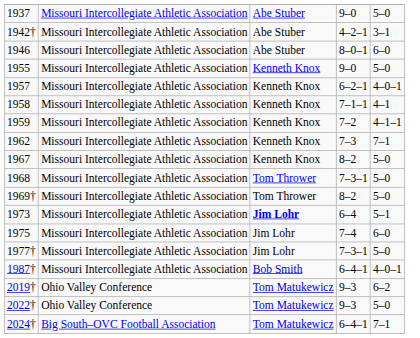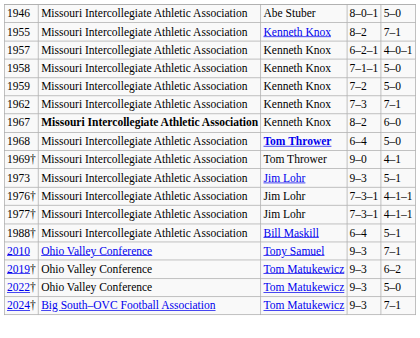- row: (19, 13)
- row: (21, 31)
(382, 50) 6–0 -> (392, 13) 5–0
(348, 68) 9–0 -> (358, 31) 8–2
(382, 68) 5–0 -> (392, 31) 7–1
(382, 104) 4–1 -> (392, 68) 5–0
(387, 123) 4–1–1 -> (392, 86) 5–0
(144, 159) normal -> (150, 123) bold
(382, 159) 5–0 -> (392, 123) 6–0
(284, 178) normal -> (297, 141) bold
(353, 178) 7–3–1 -> (358, 141) 6–4
(348, 196) 8–2 -> (358, 159) 9–0
(382, 196) 5–0 -> (392, 159) 4–1
(276, 214) bold -> (284, 178) normal
(348, 214) 6–4 -> (358, 178) 9–3
- row: (19, 232)
+ row: (21, 196)
(382, 251) 5–0 -> (398, 214) 4–1–1
- row: (21, 269)
+ row: (21, 232)
+ row: (19, 251)
(353, 324) 6–4–1 -> (358, 305) 9–3
